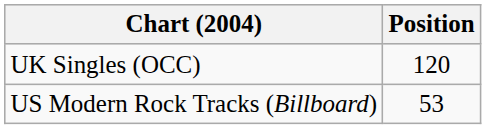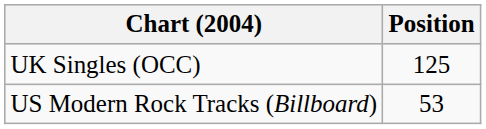(432, 63) 120 -> (432, 63) 125
